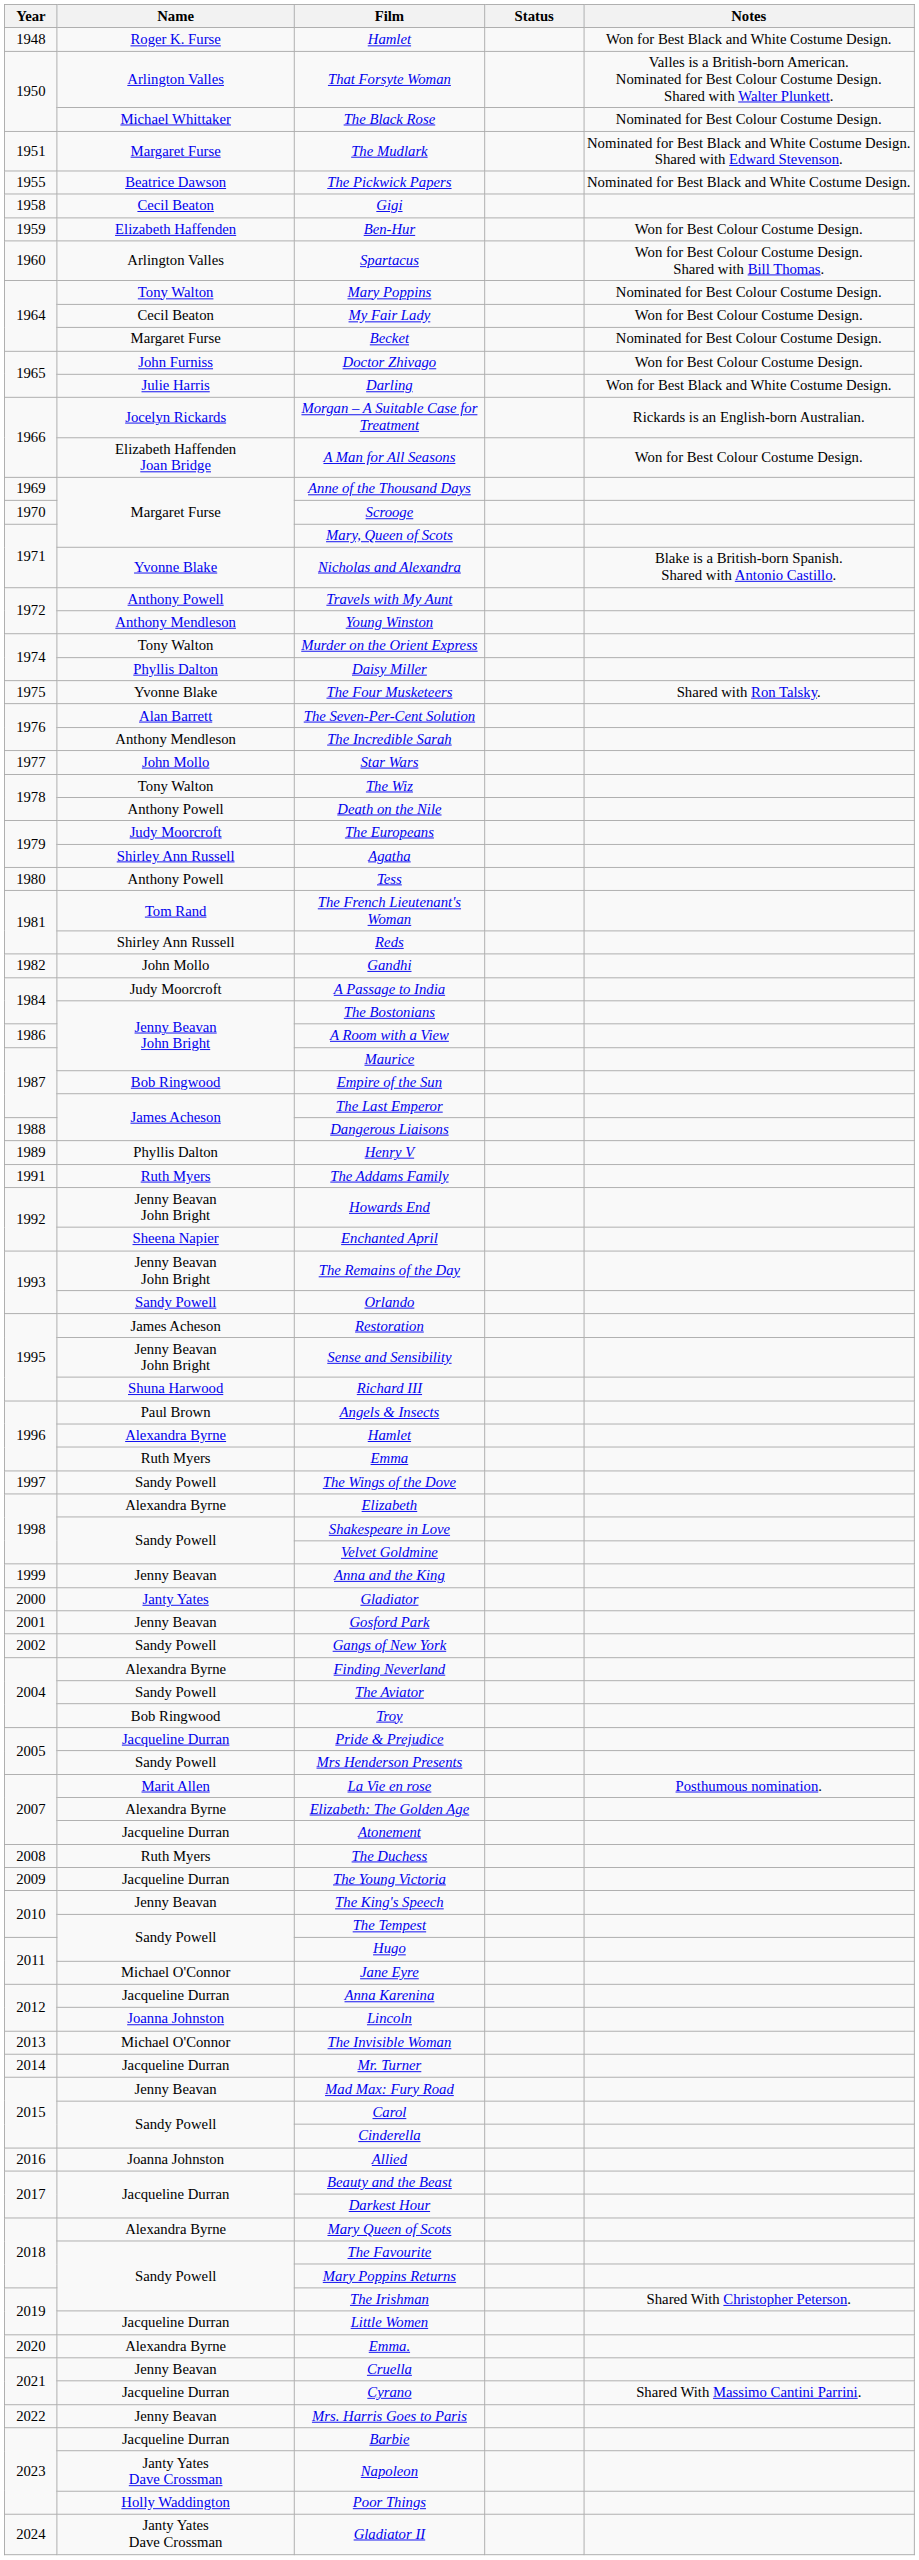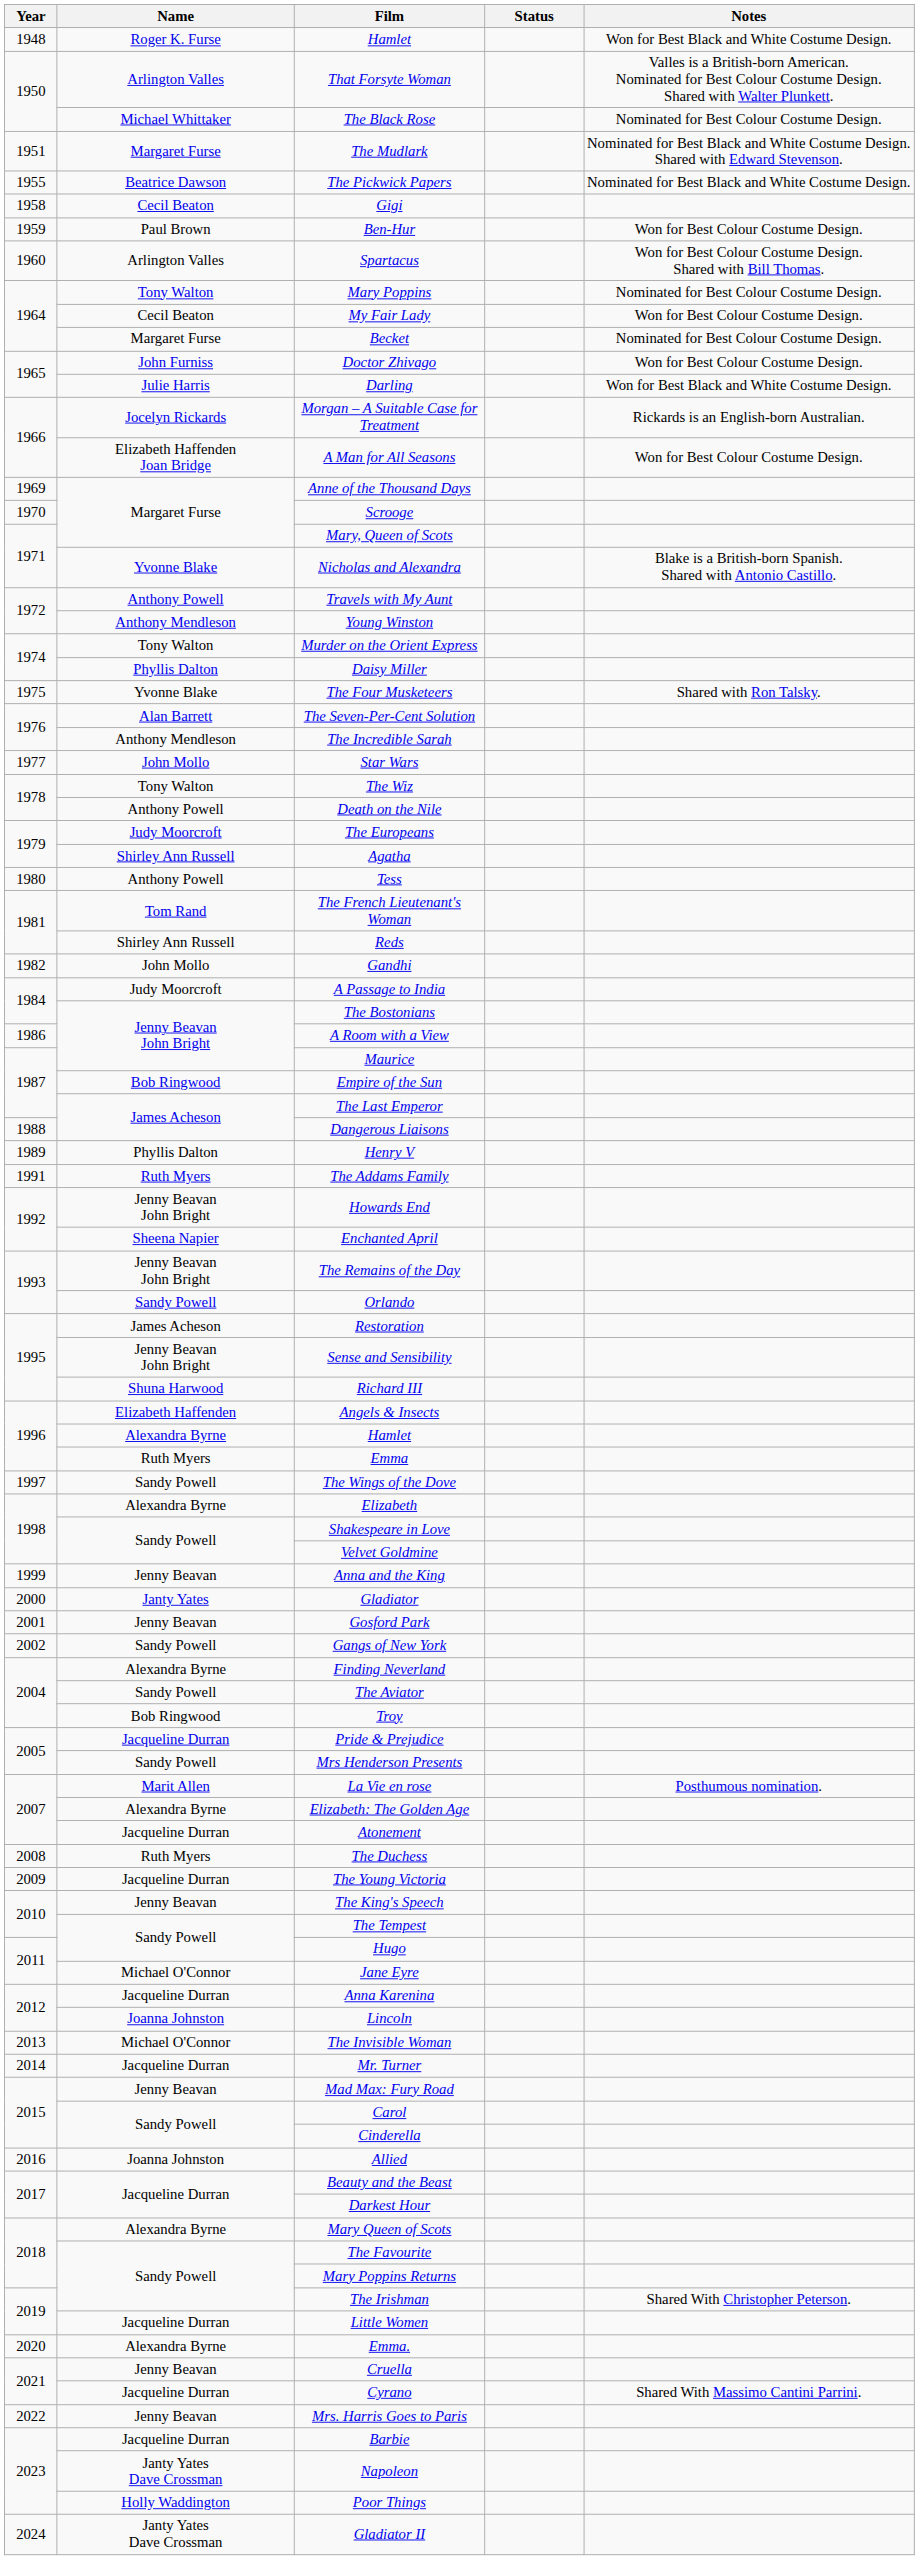(176, 229) Elizabeth Haffenden -> (176, 229) Paul Brown
(176, 1412) Paul Brown -> (176, 1412) Elizabeth Haffenden
